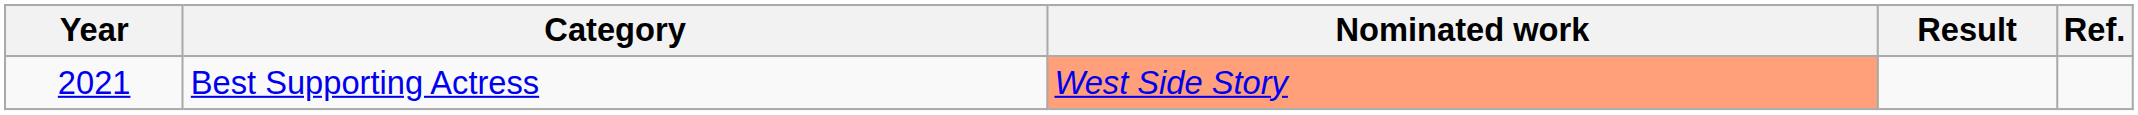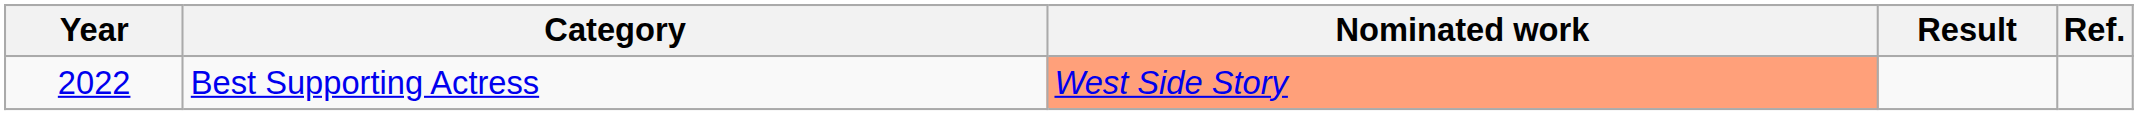(94, 82) 2021 -> (94, 82) 2022
